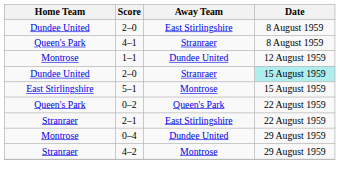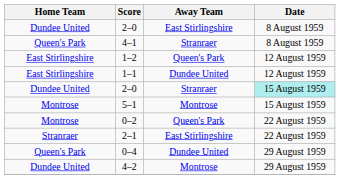+ row: (129, 58)
(60, 58) Montrose -> (60, 74) East Stirlingshire
(60, 89) East Stirlingshire -> (60, 105) Montrose
(60, 105) Queen's Park -> (60, 120) Montrose
(60, 136) Montrose -> (60, 151) Queen's Park
(60, 151) Stranraer -> (60, 167) Dundee United
